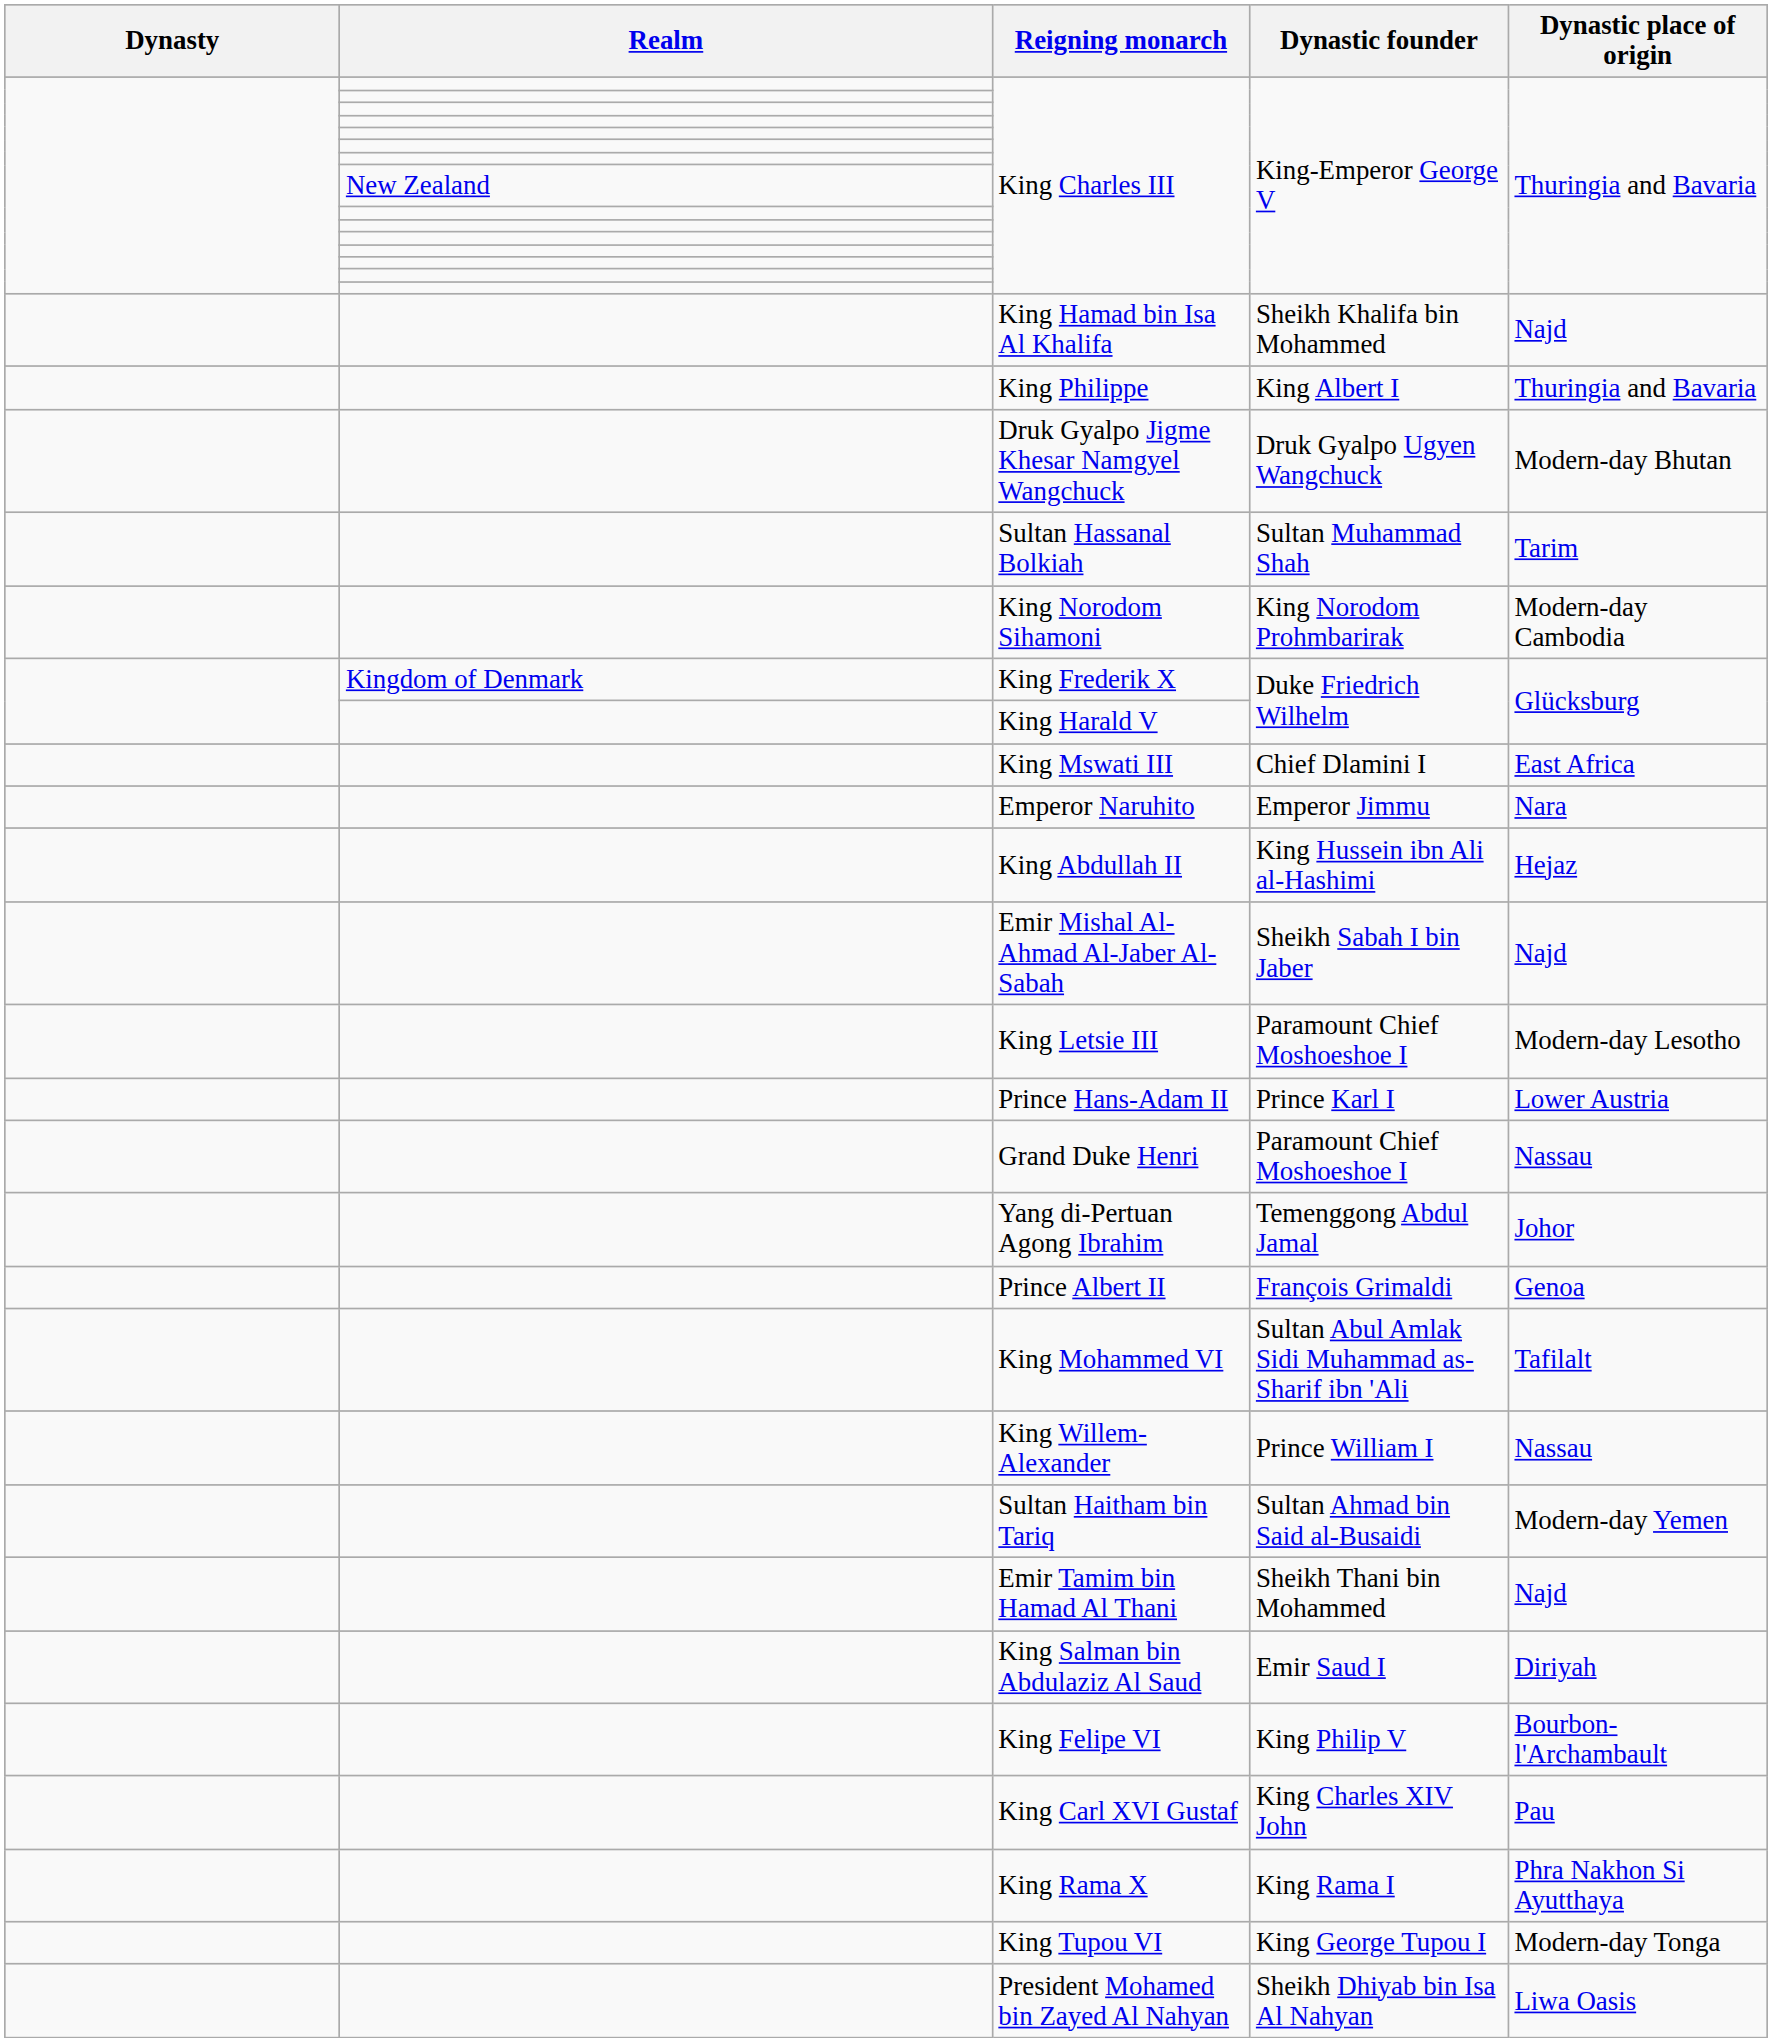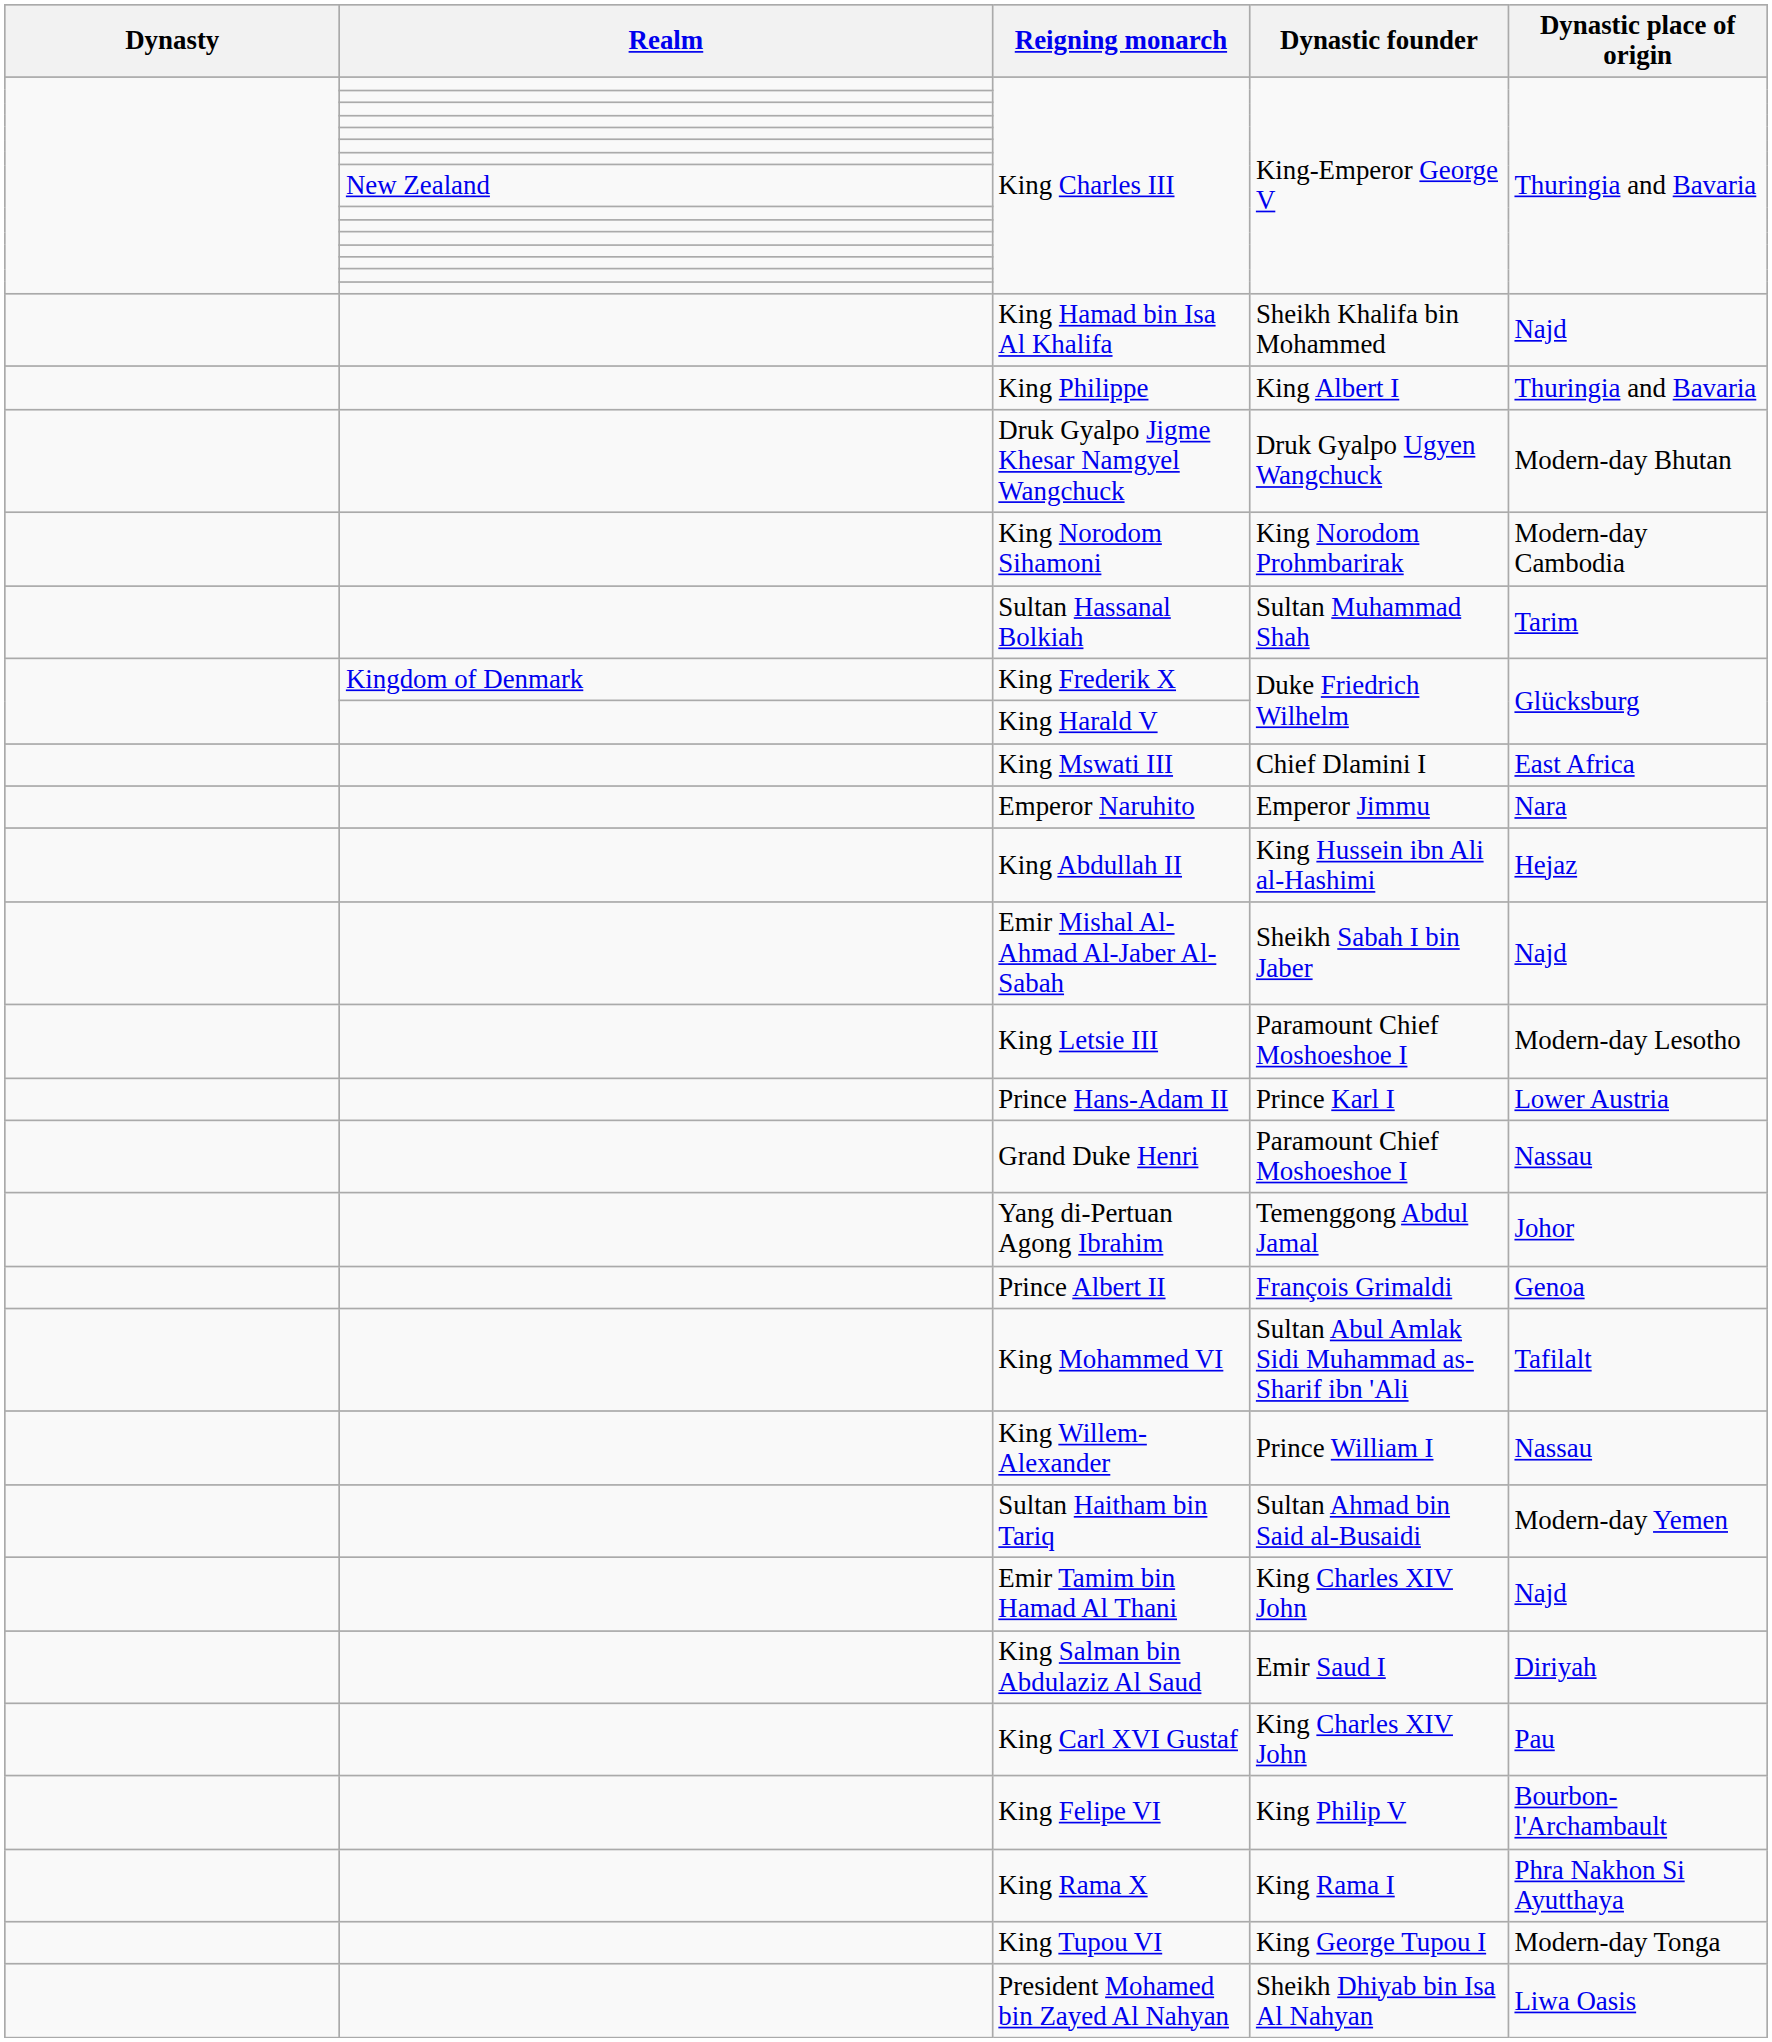rows swapped: (666, 549) <-> (666, 622)
(1348, 1593) Sheikh Thani bin Mohammed -> (1354, 1593) King Charles XIV John
rows swapped: (666, 1740) <-> (666, 1812)
